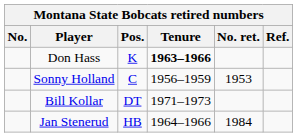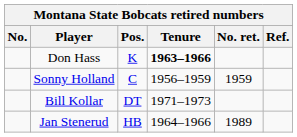(238, 79) 1953 -> (238, 79) 1959
(238, 121) 1984 -> (238, 121) 1989
